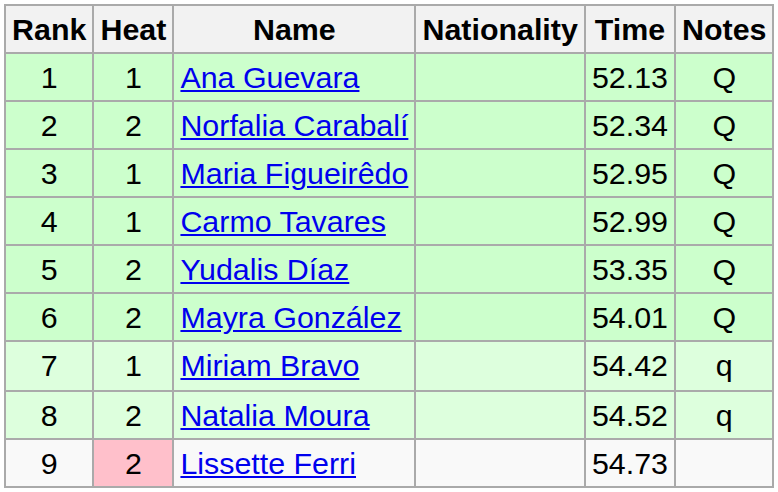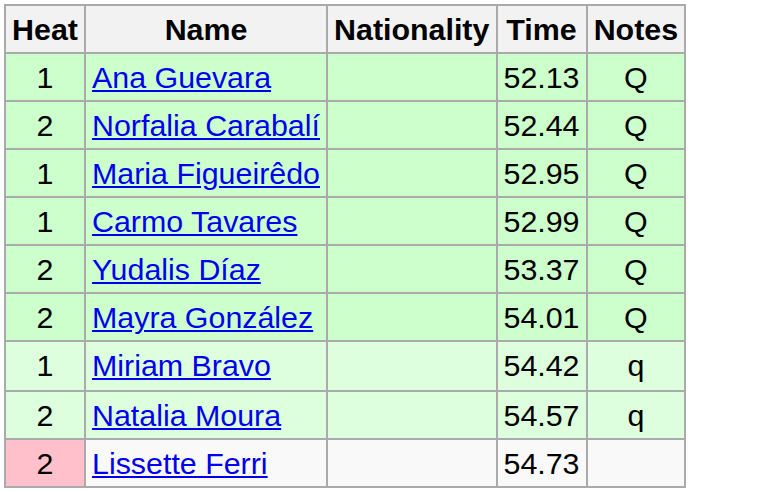- column: (49, 29)
(630, 126) 52.34 -> (542, 126) 52.44
(630, 270) 53.35 -> (542, 270) 53.37
(630, 414) 54.52 -> (542, 414) 54.57
